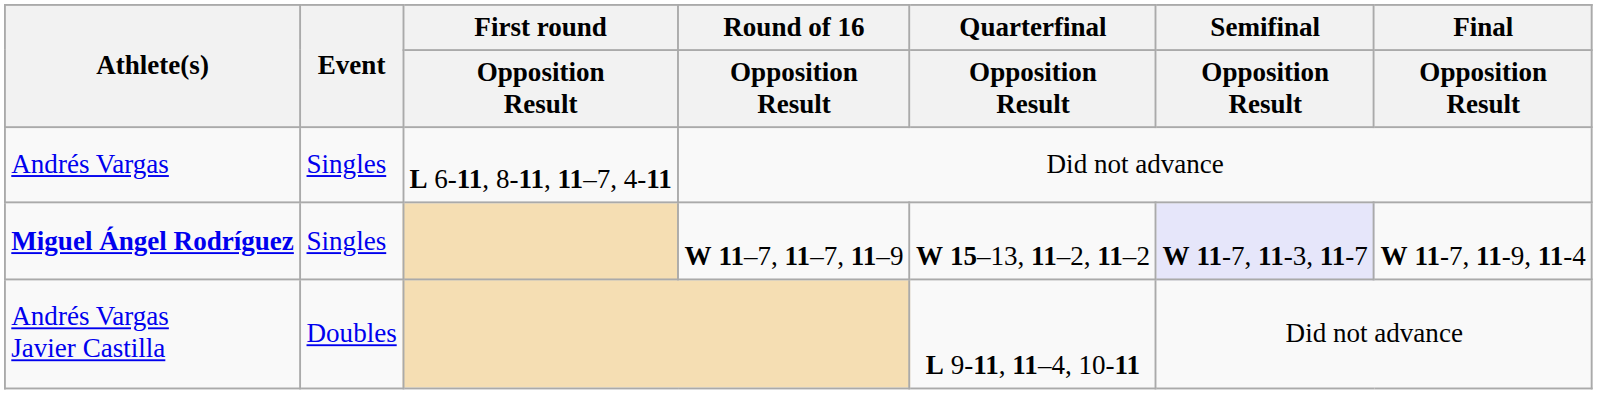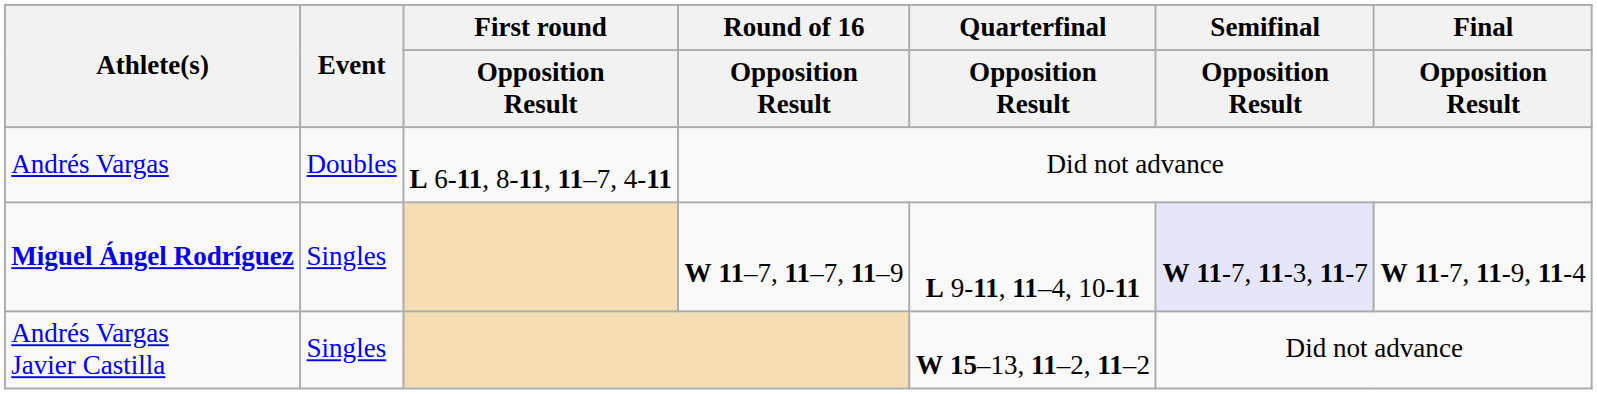(346, 164) Singles -> (352, 164) Doubles
(1033, 257) W 15–13, 11–2, 11–2 -> (1033, 289) L 9-11, 11–4, 10-11
(352, 333) Doubles -> (346, 349) Singles
(1033, 365) L 9-11, 11–4, 10-11 -> (1033, 365) W 15–13, 11–2, 11–2
